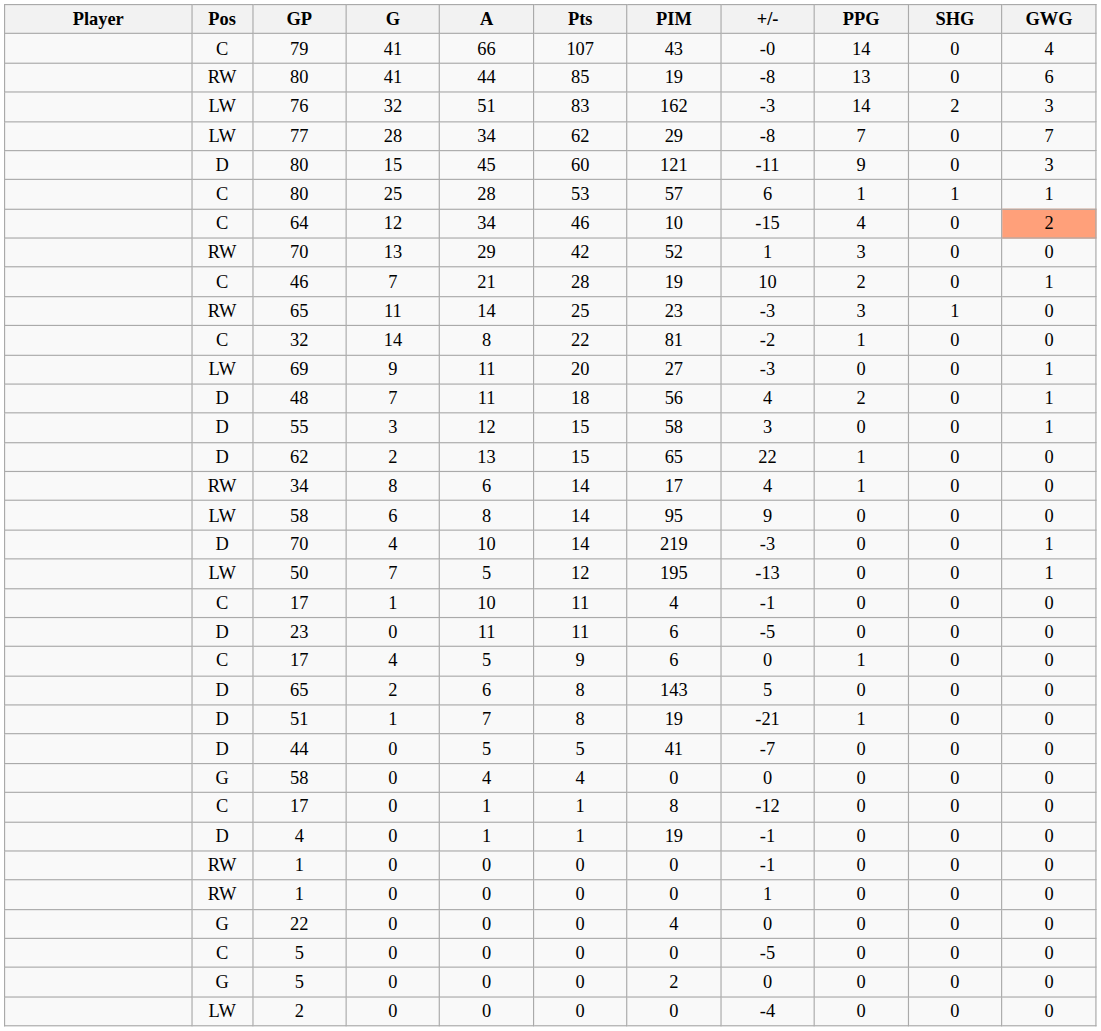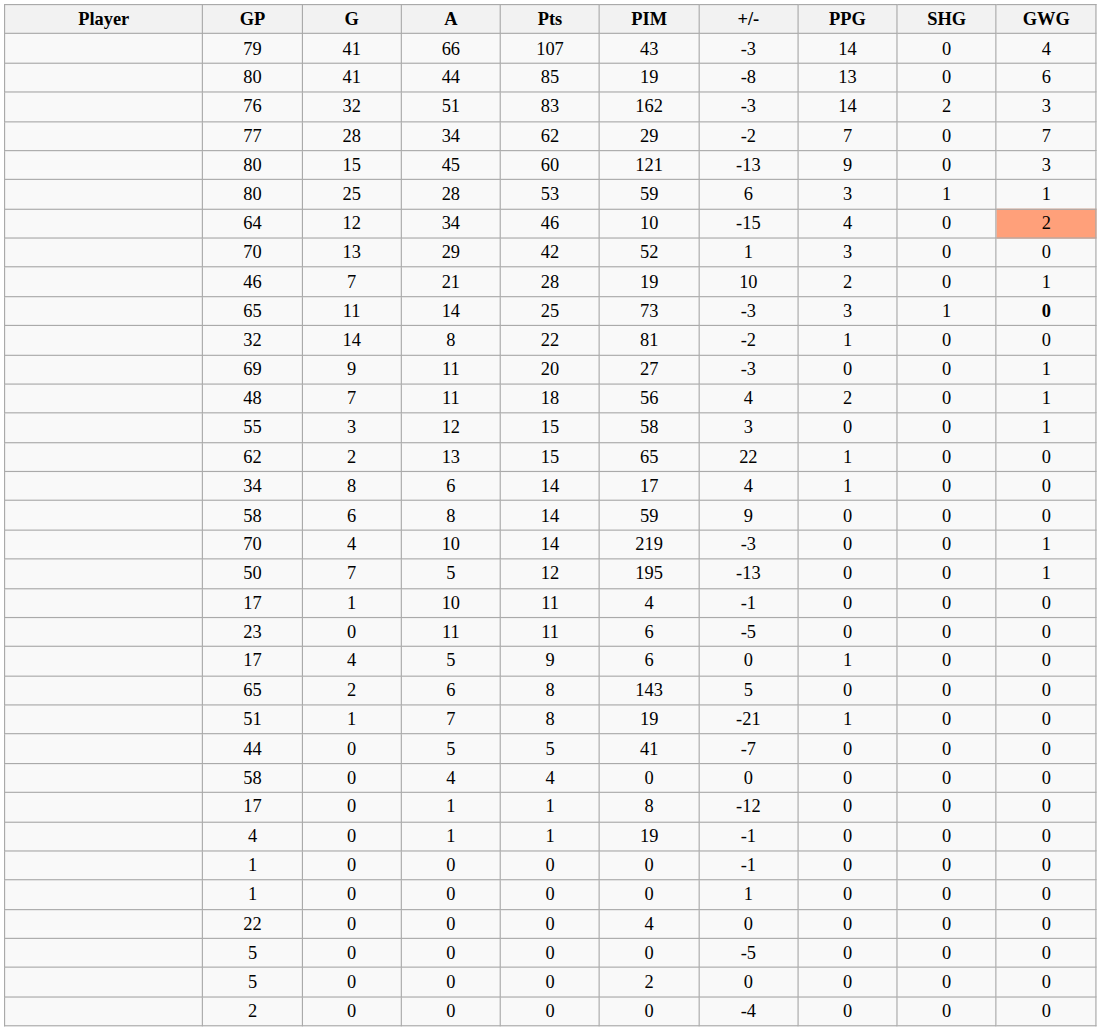- column: (222, 19)
(768, 48) -0 -> (748, 48) -3
(768, 135) -8 -> (748, 135) -2
(768, 164) -11 -> (748, 164) -13
(674, 194) 57 -> (649, 194) 59
(861, 194) 1 -> (848, 194) 3
(674, 310) 23 -> (649, 310) 73
(1049, 310) normal -> (1046, 310) bold
(674, 515) 95 -> (649, 515) 59
